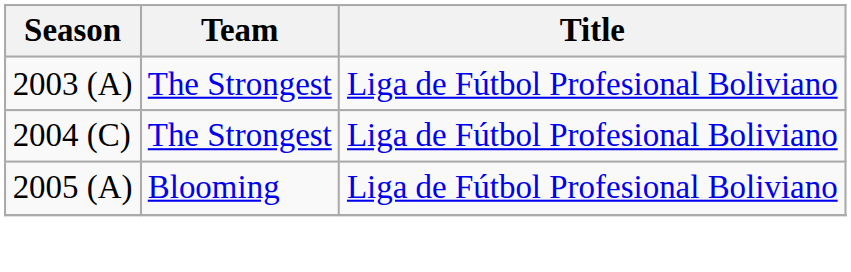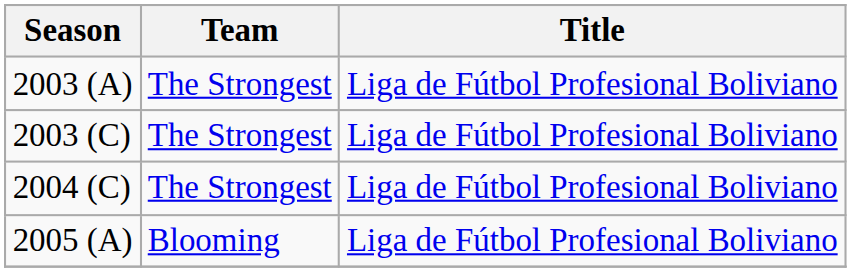+ row: (72, 135)
